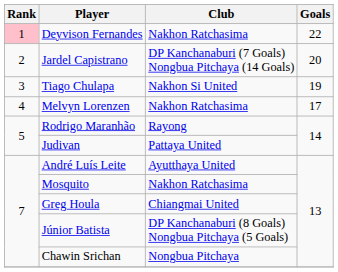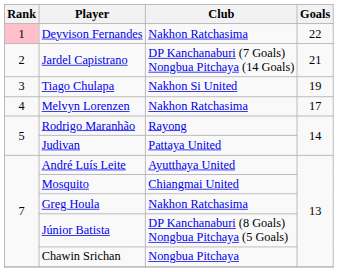(315, 60) 20 -> (315, 60) 21
(198, 184) Nakhon Ratchasima -> (194, 184) Chiangmai United
(194, 203) Chiangmai United -> (198, 203) Nakhon Ratchasima
